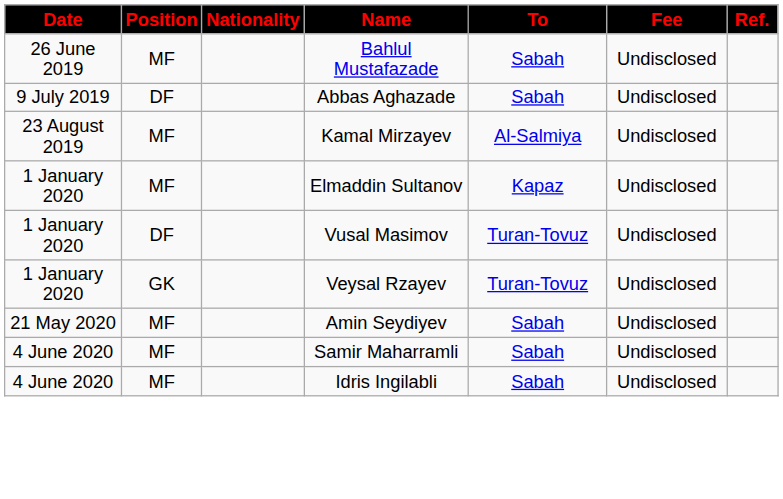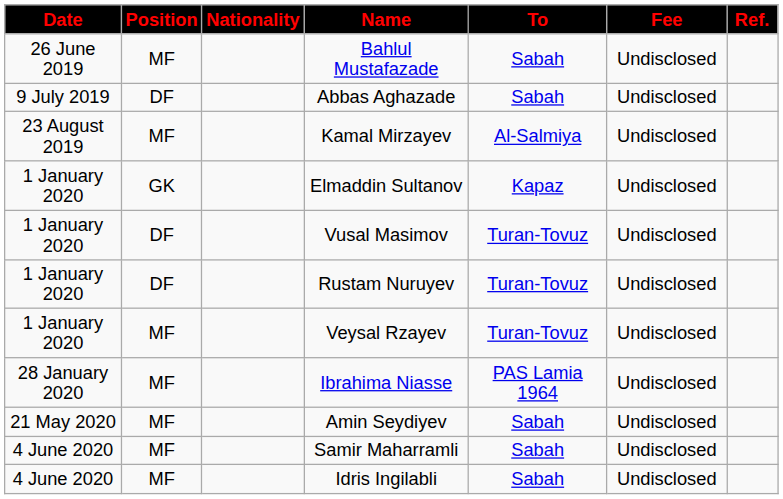(162, 186) MF -> (162, 186) GK
+ row: (386, 284)
(162, 284) GK -> (162, 333) MF
+ row: (386, 383)
